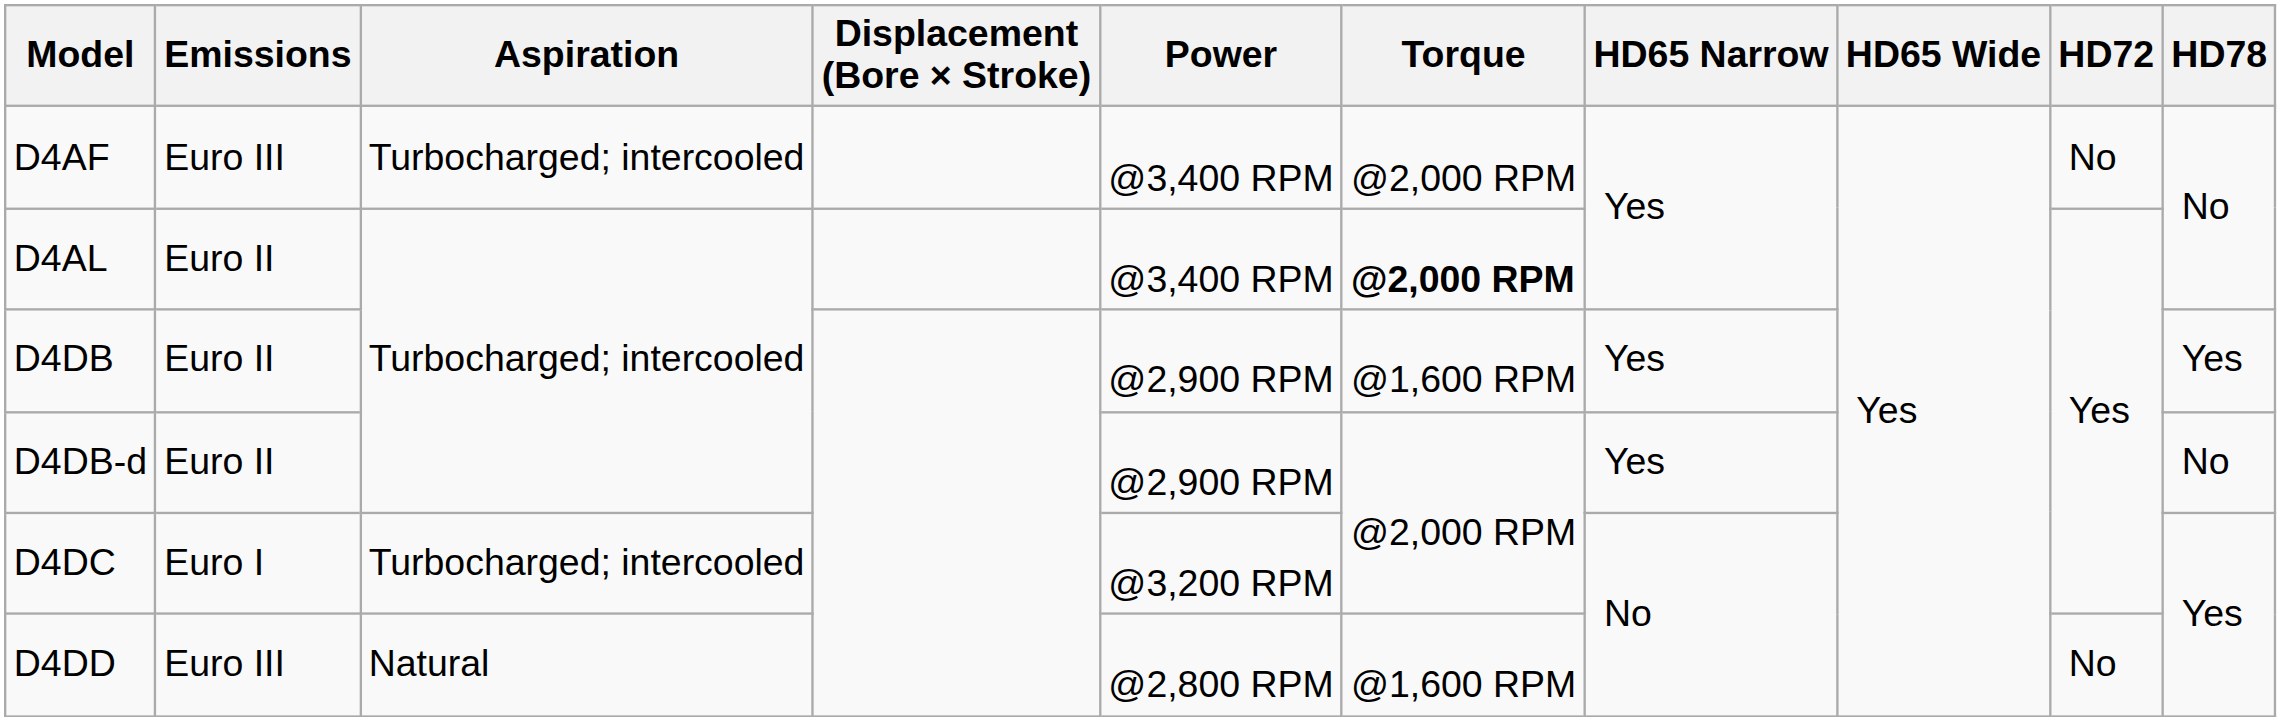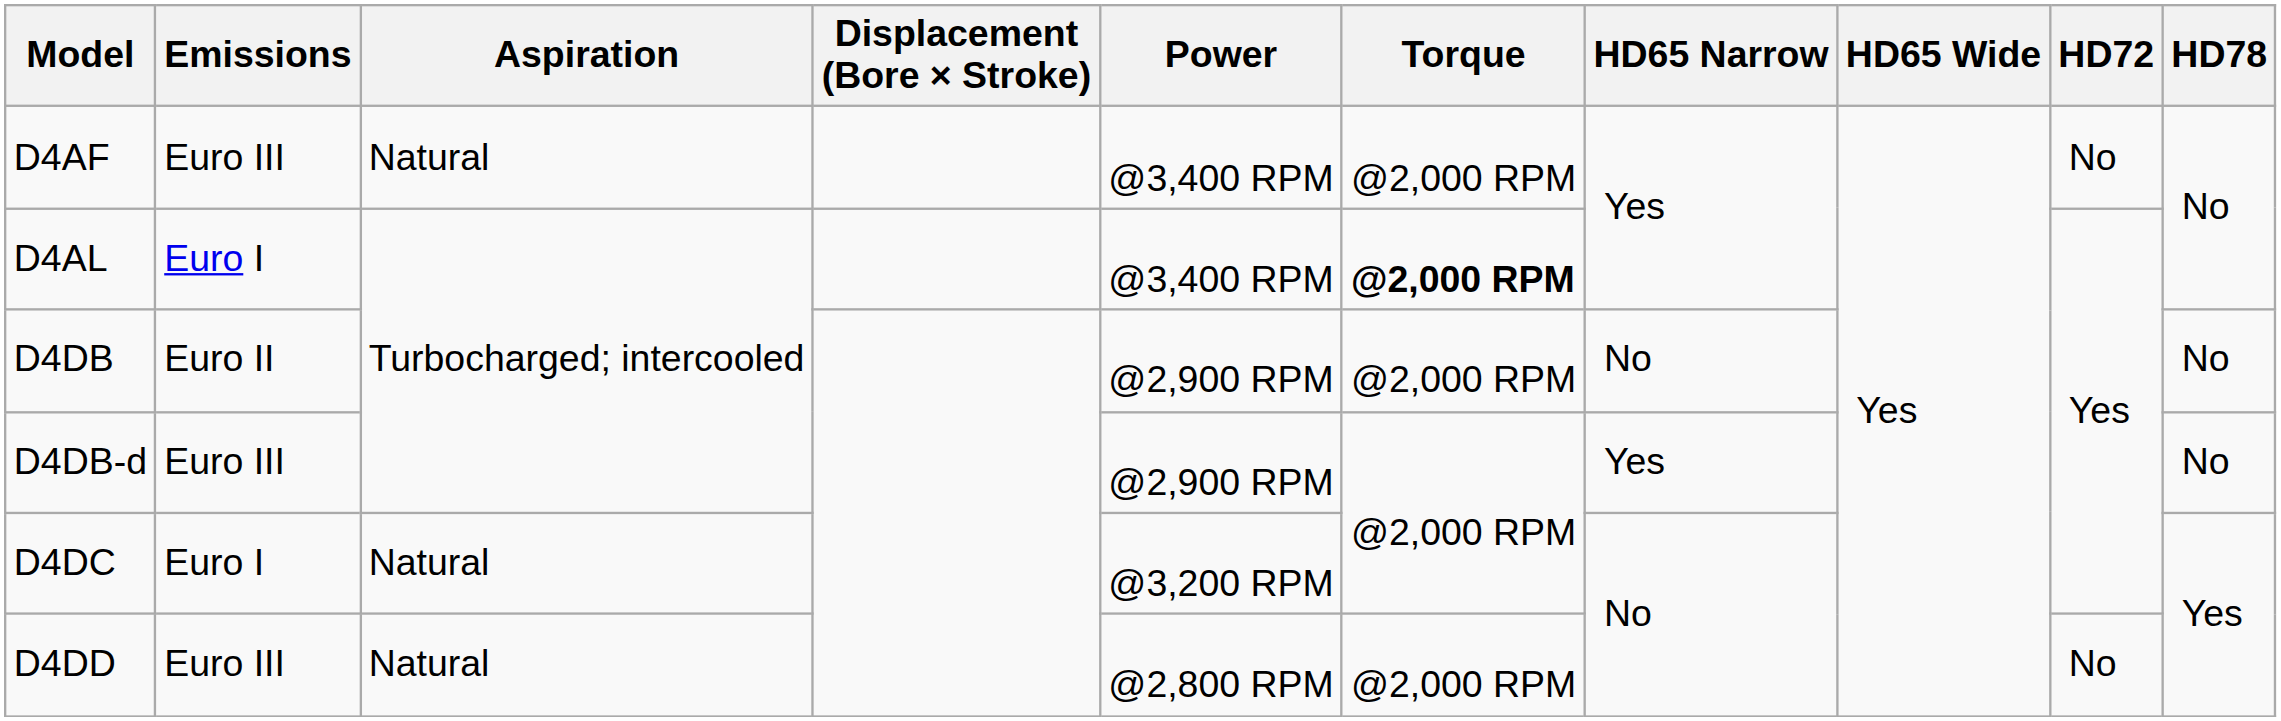(587, 156) Turbocharged; intercooled -> (429, 156) Natural
(219, 258) Euro II -> (214, 258) Euro I
(1464, 380) @1,600 RPM -> (1464, 380) @2,000 RPM
(1629, 359) Yes -> (1623, 359) No
(2207, 359) Yes -> (2200, 359) No
(219, 461) Euro II -> (225, 461) Euro III
(587, 562) Turbocharged; intercooled -> (429, 562) Natural
(1464, 685) @1,600 RPM -> (1464, 685) @2,000 RPM
